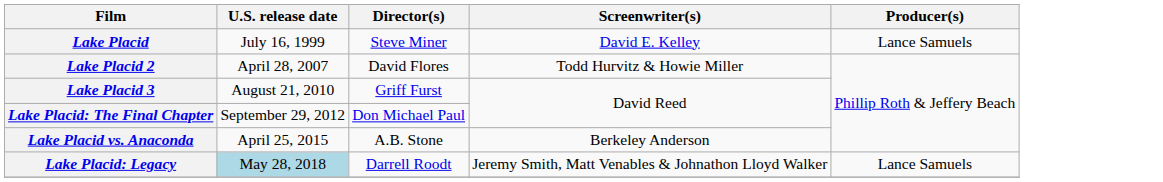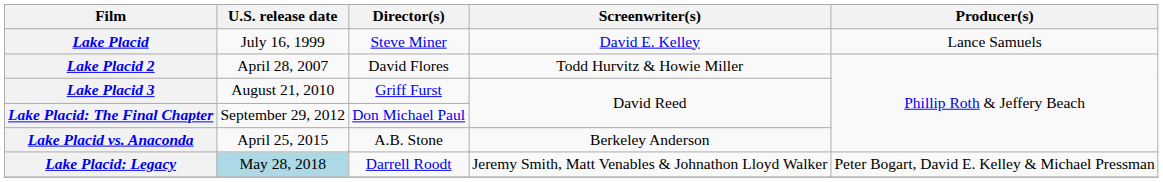(925, 164) Lance Samuels -> (995, 164) Peter Bogart, David E. Kelley & Michael Pressman
